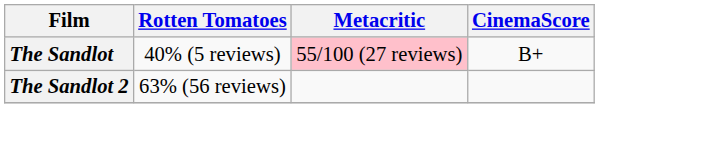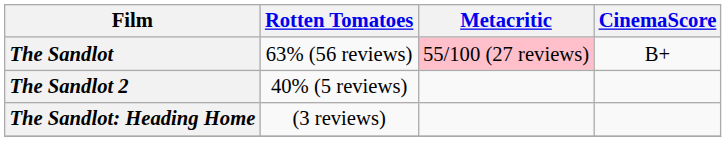(212, 53) 40% (5 reviews) -> (339, 53) 63% (56 reviews)
(212, 86) 63% (56 reviews) -> (339, 86) 40% (5 reviews)
+ row: (132, 119)
